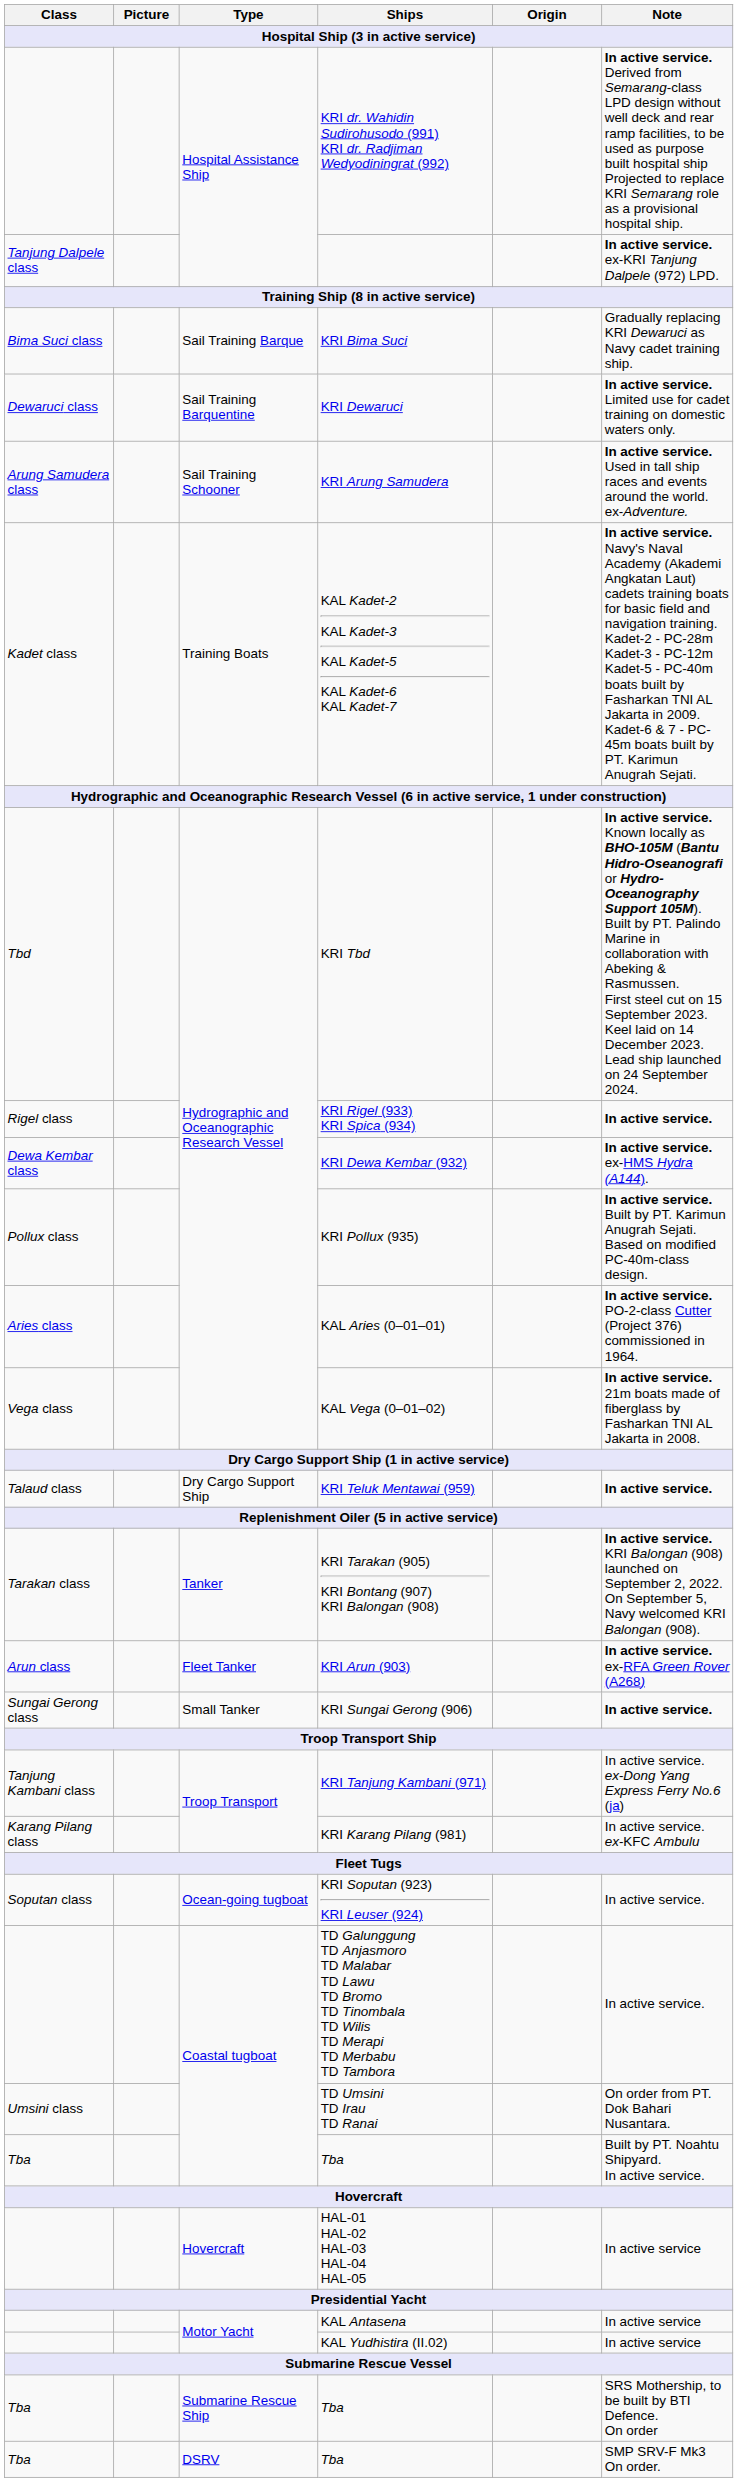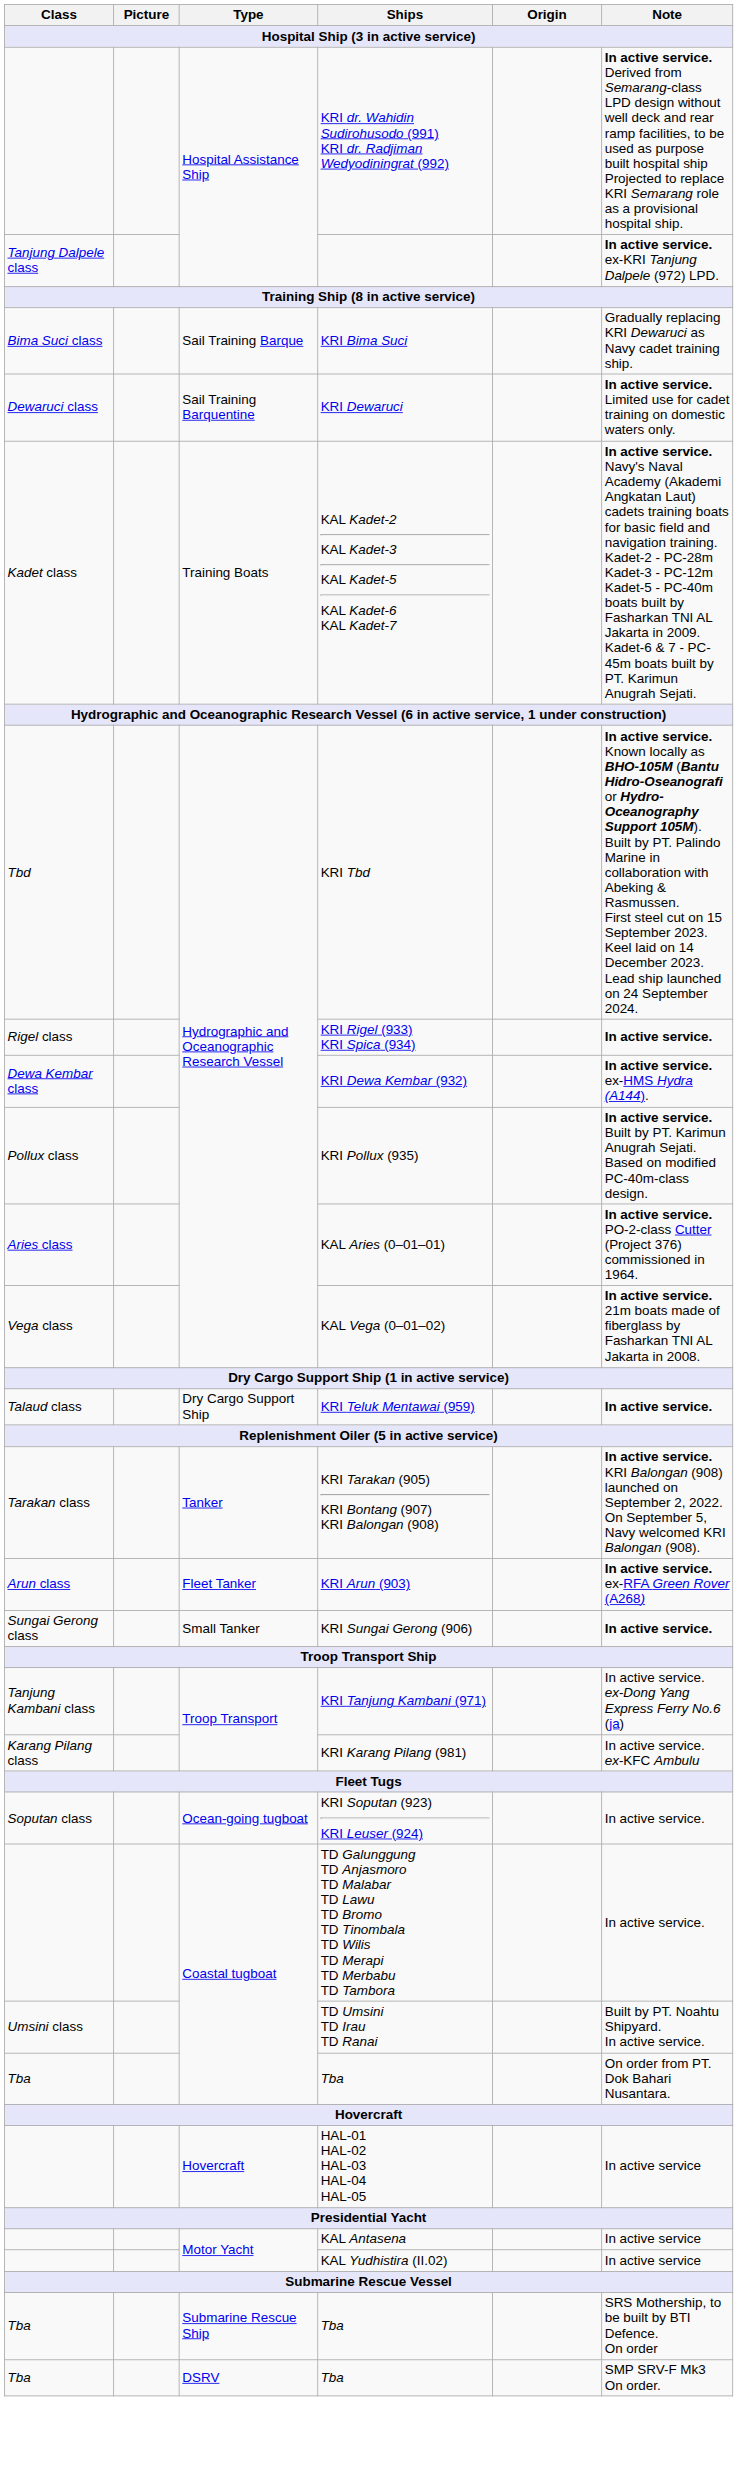- row: (219, 481)
(658, 2108) On order from PT. Dok Bahari Nusantara. -> (662, 2027) Built by PT. Noahtu Shipyard. In active service.
(662, 2160) Built by PT. Noahtu Shipyard. In active service. -> (658, 2078) On order from PT. Dok Bahari Nusantara.
